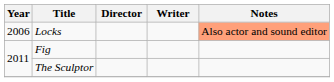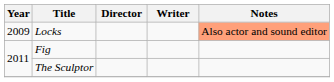(18, 31) 2006 -> (18, 31) 2009
